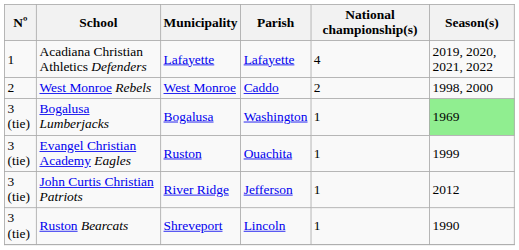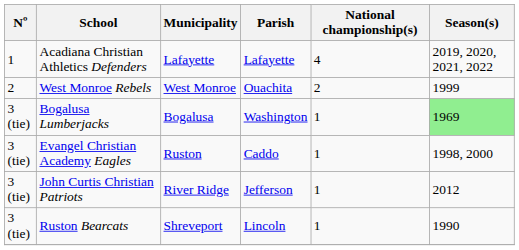(261, 88) Caddo -> (268, 88) Ouachita
(463, 88) 1998, 2000 -> (446, 88) 1999
(268, 153) Ouachita -> (261, 153) Caddo
(446, 153) 1999 -> (463, 153) 1998, 2000
